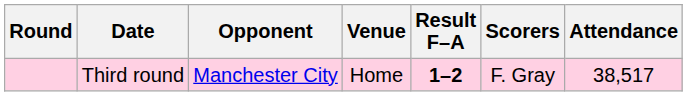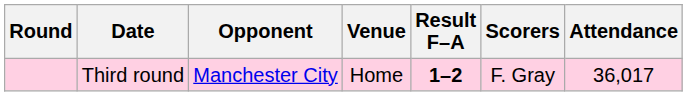(624, 74) 38,517 -> (624, 74) 36,017
